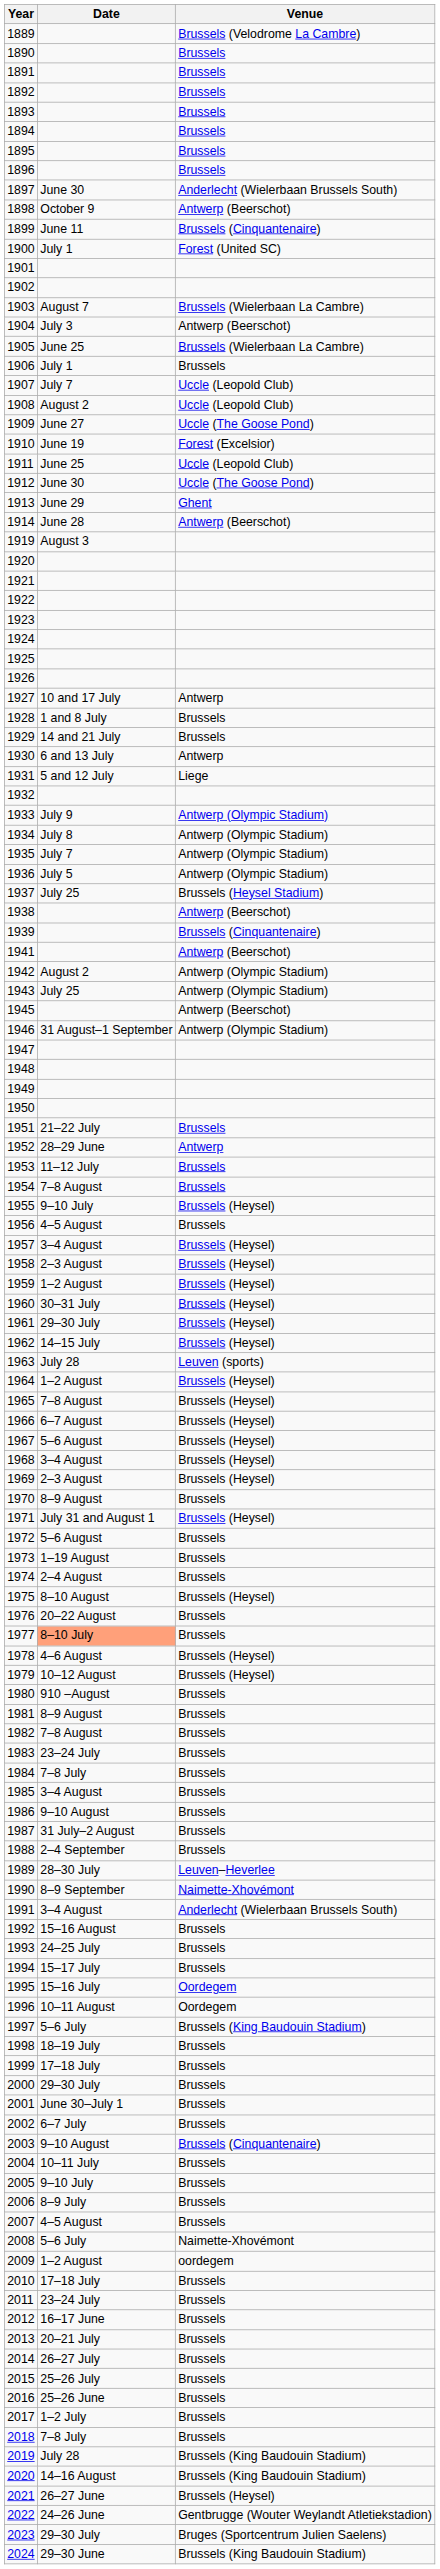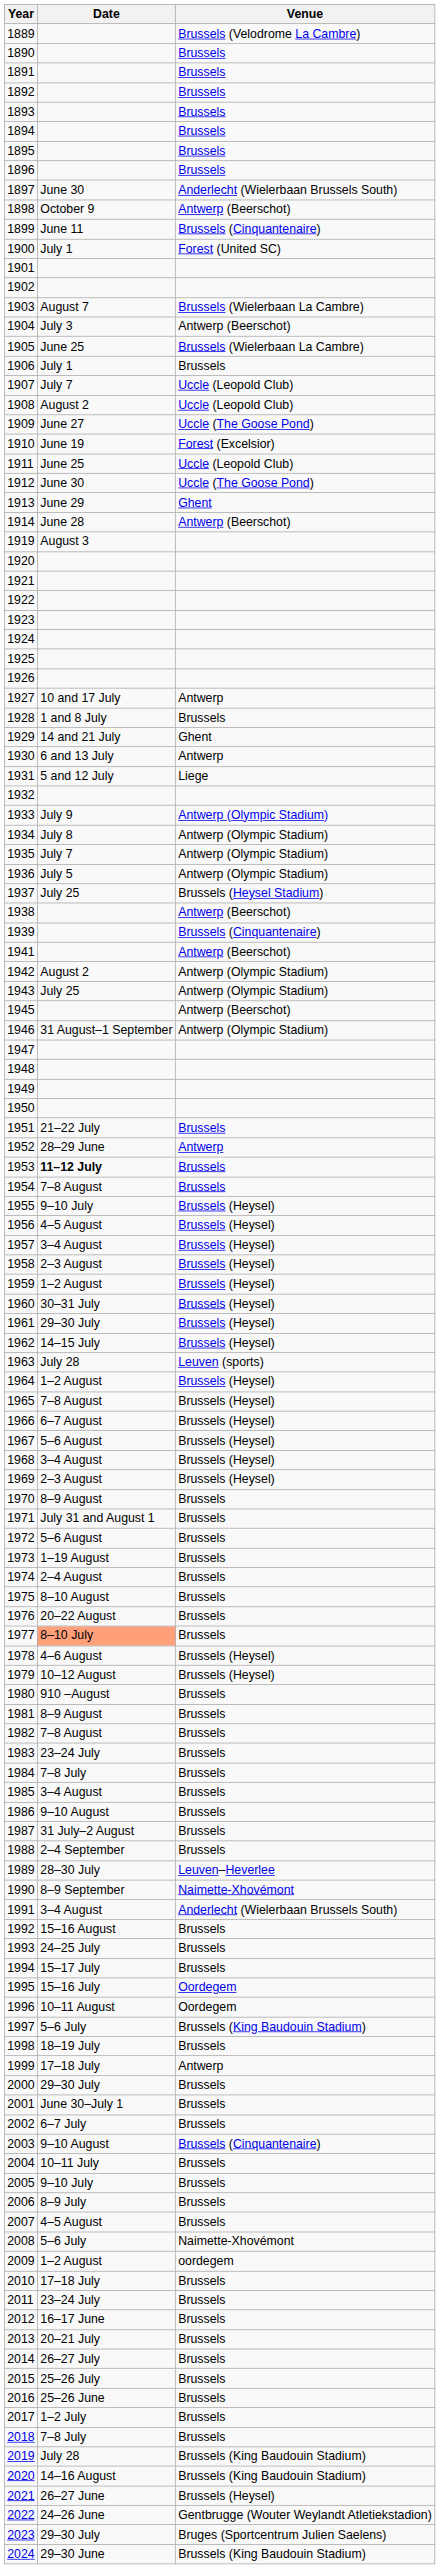(202, 737) Brussels -> (195, 737) Ghent
(70, 1167) normal -> (71, 1167) bold
(202, 1225) Brussels -> (226, 1225) Brussels (Heysel)
(226, 1518) Brussels (Heysel) -> (202, 1518) Brussels
(226, 1596) Brussels (Heysel) -> (202, 1596) Brussels
(202, 2065) Brussels -> (201, 2065) Antwerp
